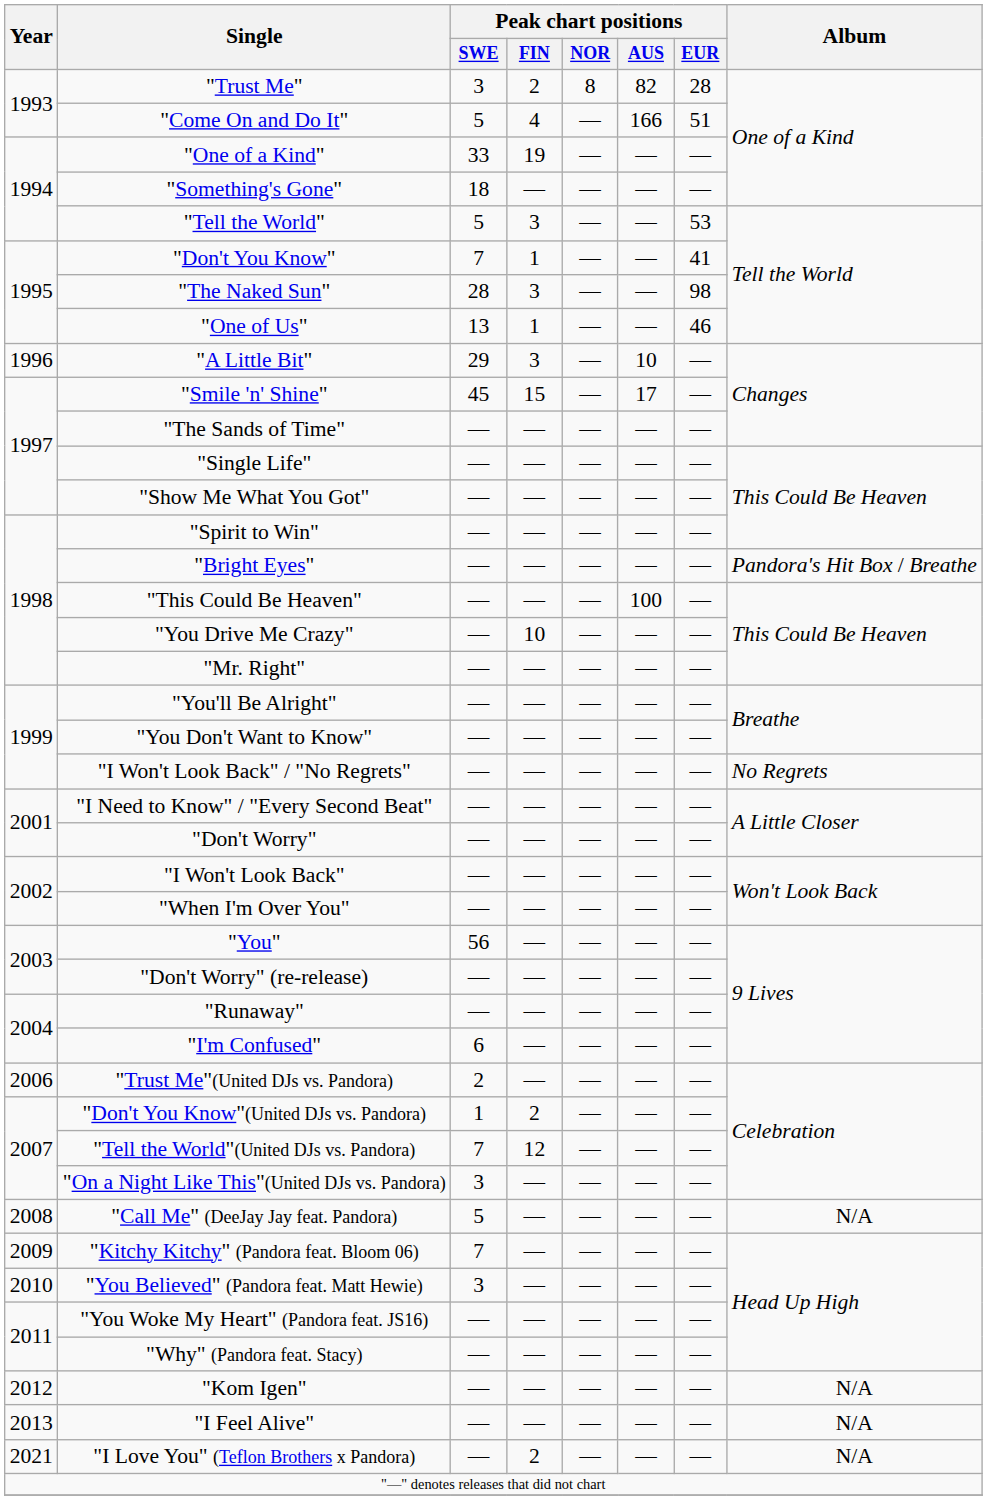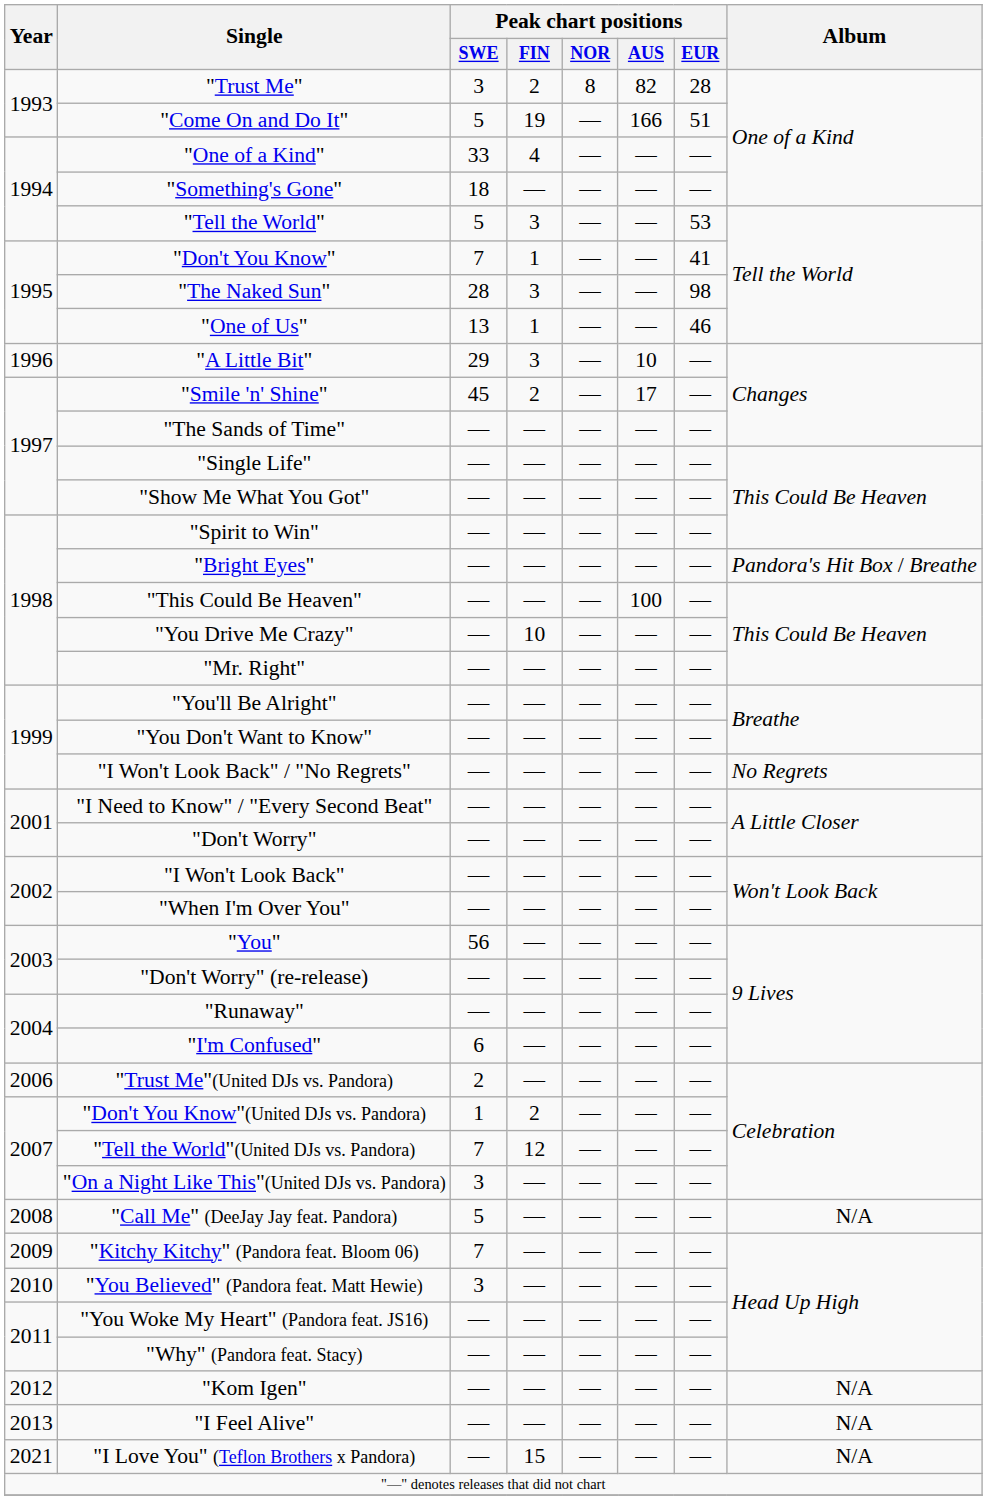(534, 120) 4 -> (534, 120) 19
(534, 154) 19 -> (534, 154) 4
(534, 394) 15 -> (534, 394) 2
(534, 1456) 2 -> (534, 1456) 15
